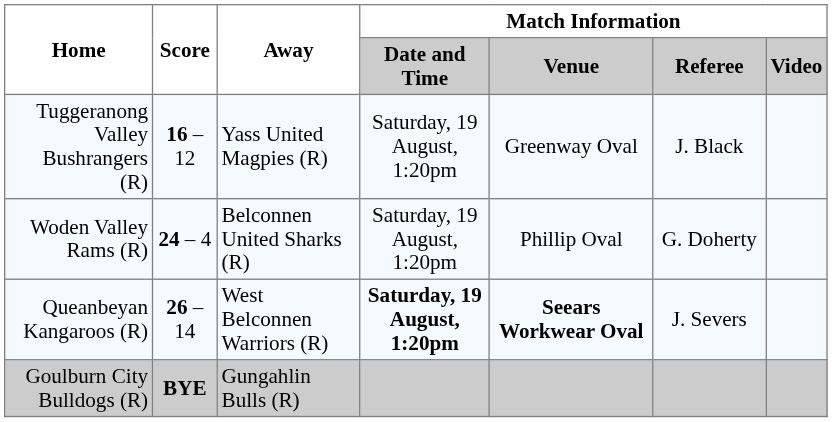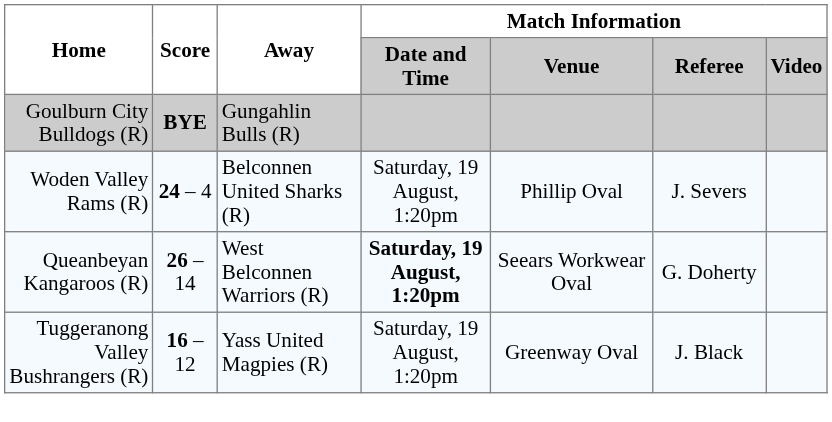rows swapped: (92, 146) <-> (87, 387)
(709, 238) G. Doherty -> (709, 191) J. Severs
(571, 319) bold -> (572, 271) normal
(709, 319) J. Severs -> (709, 271) G. Doherty
